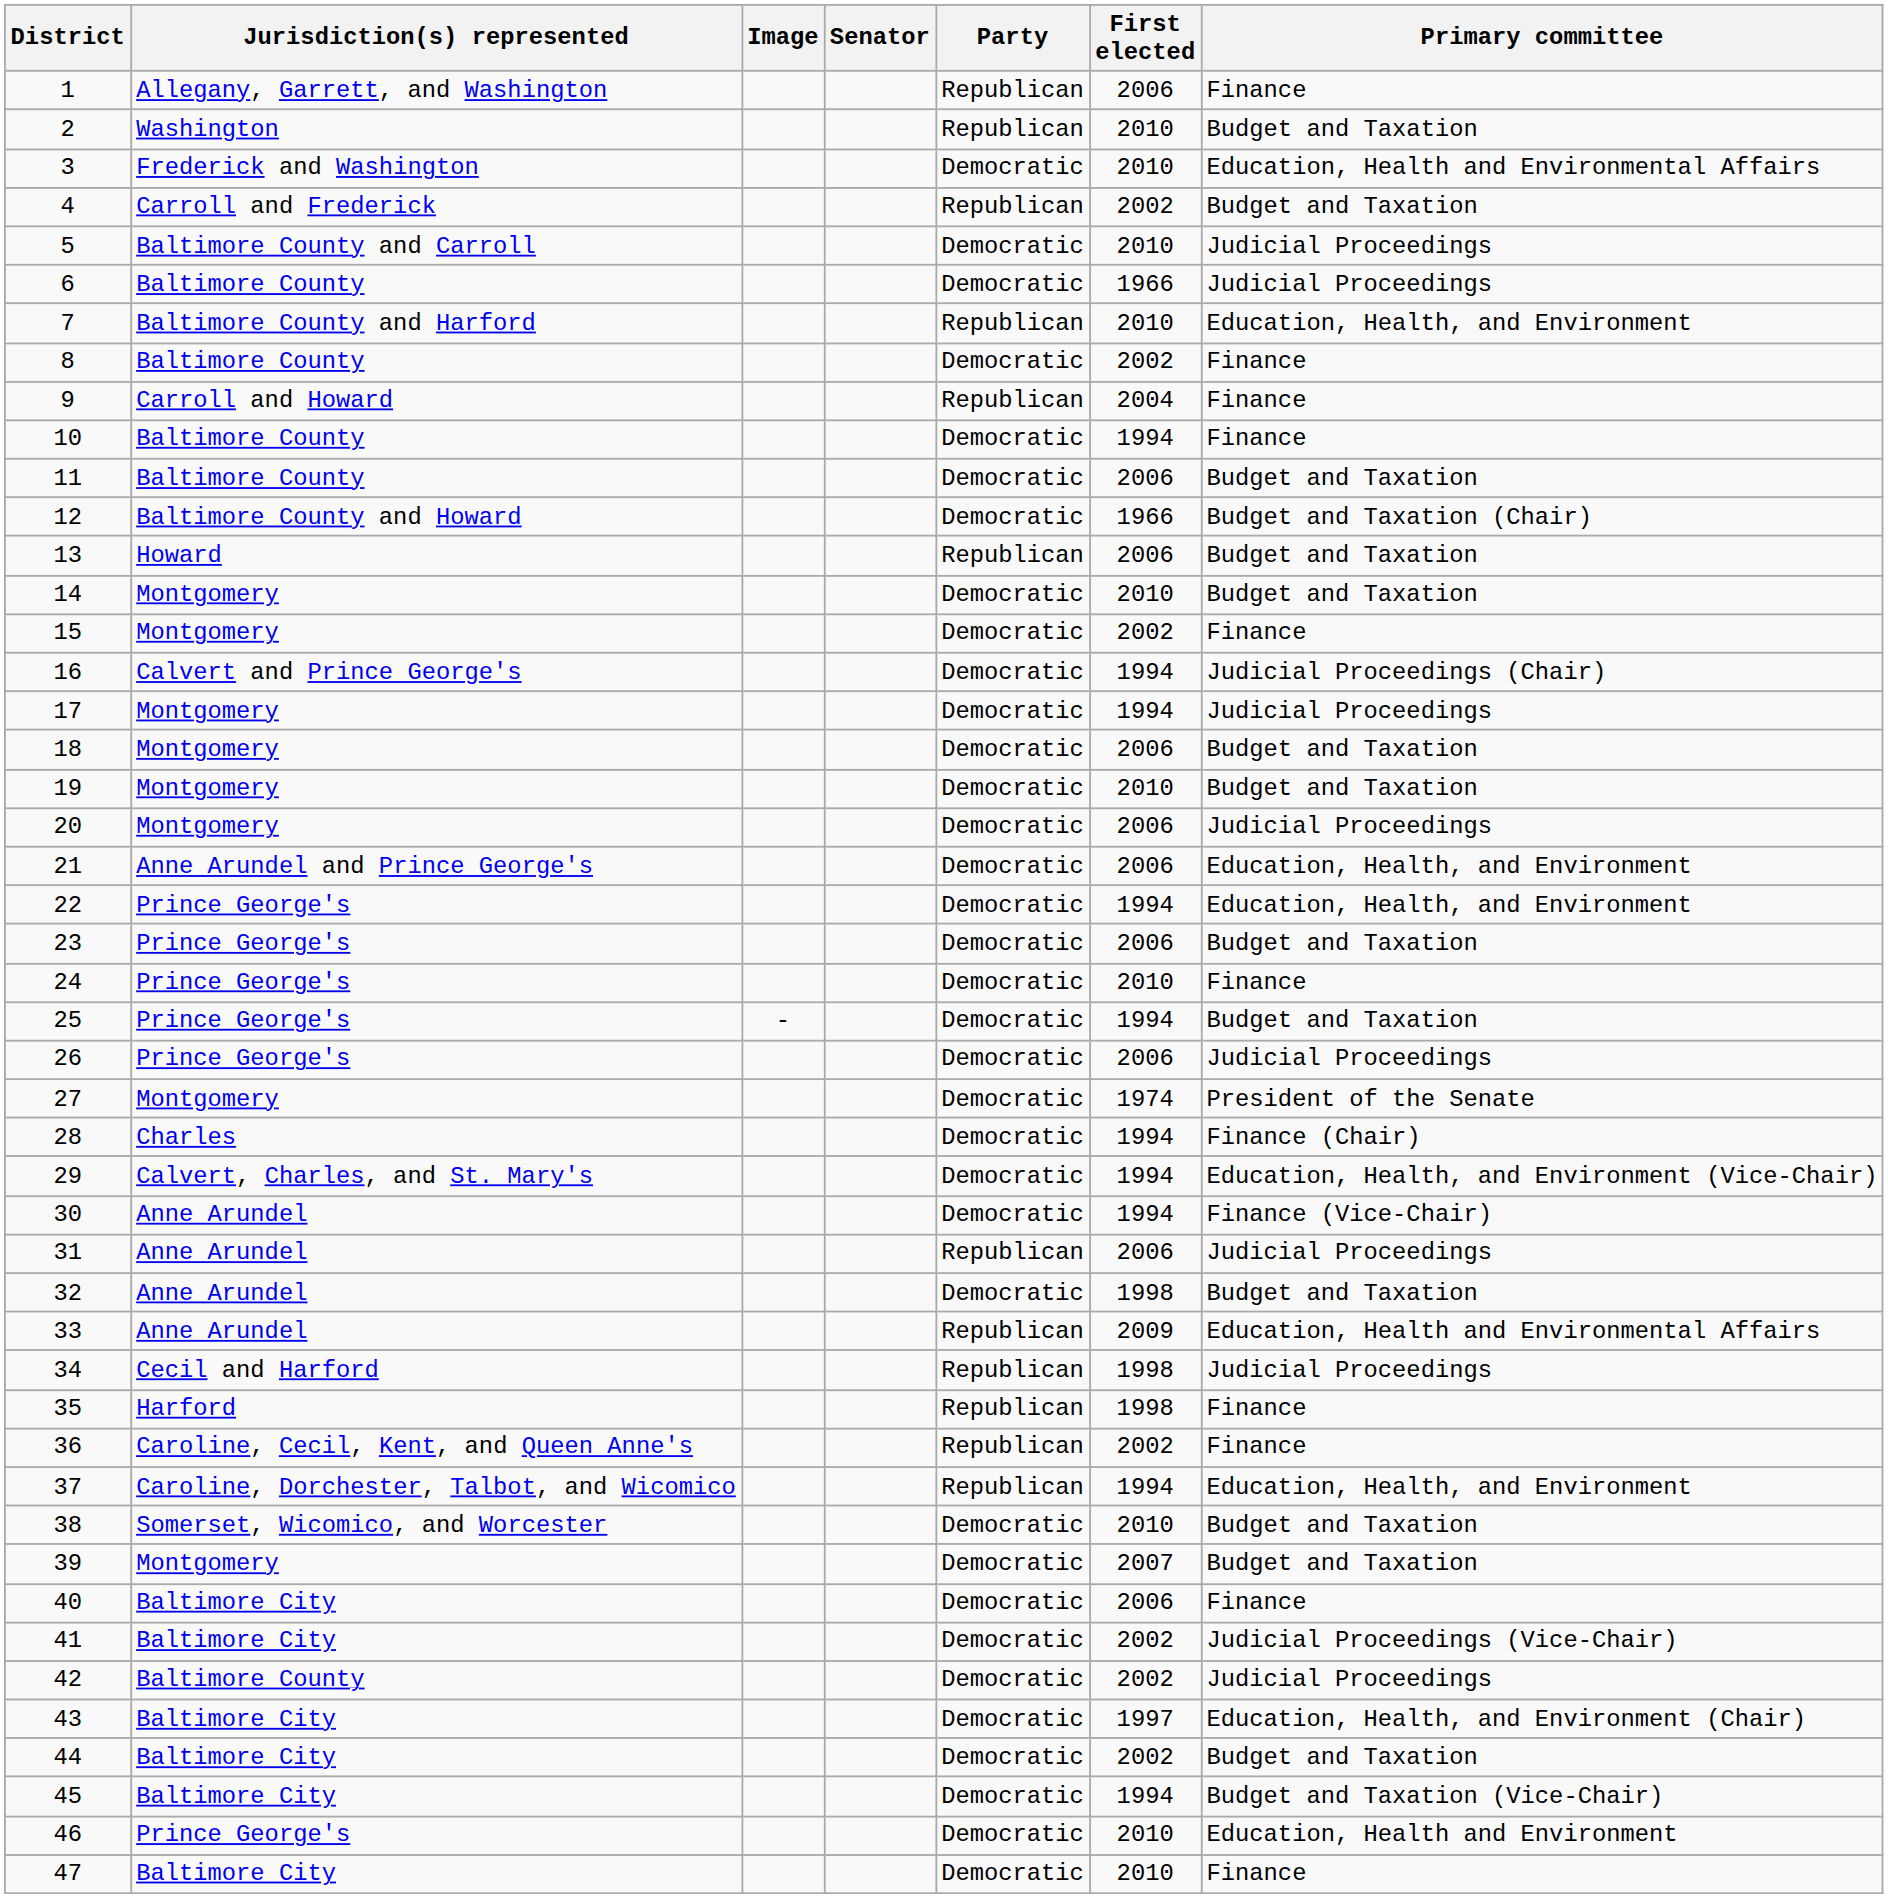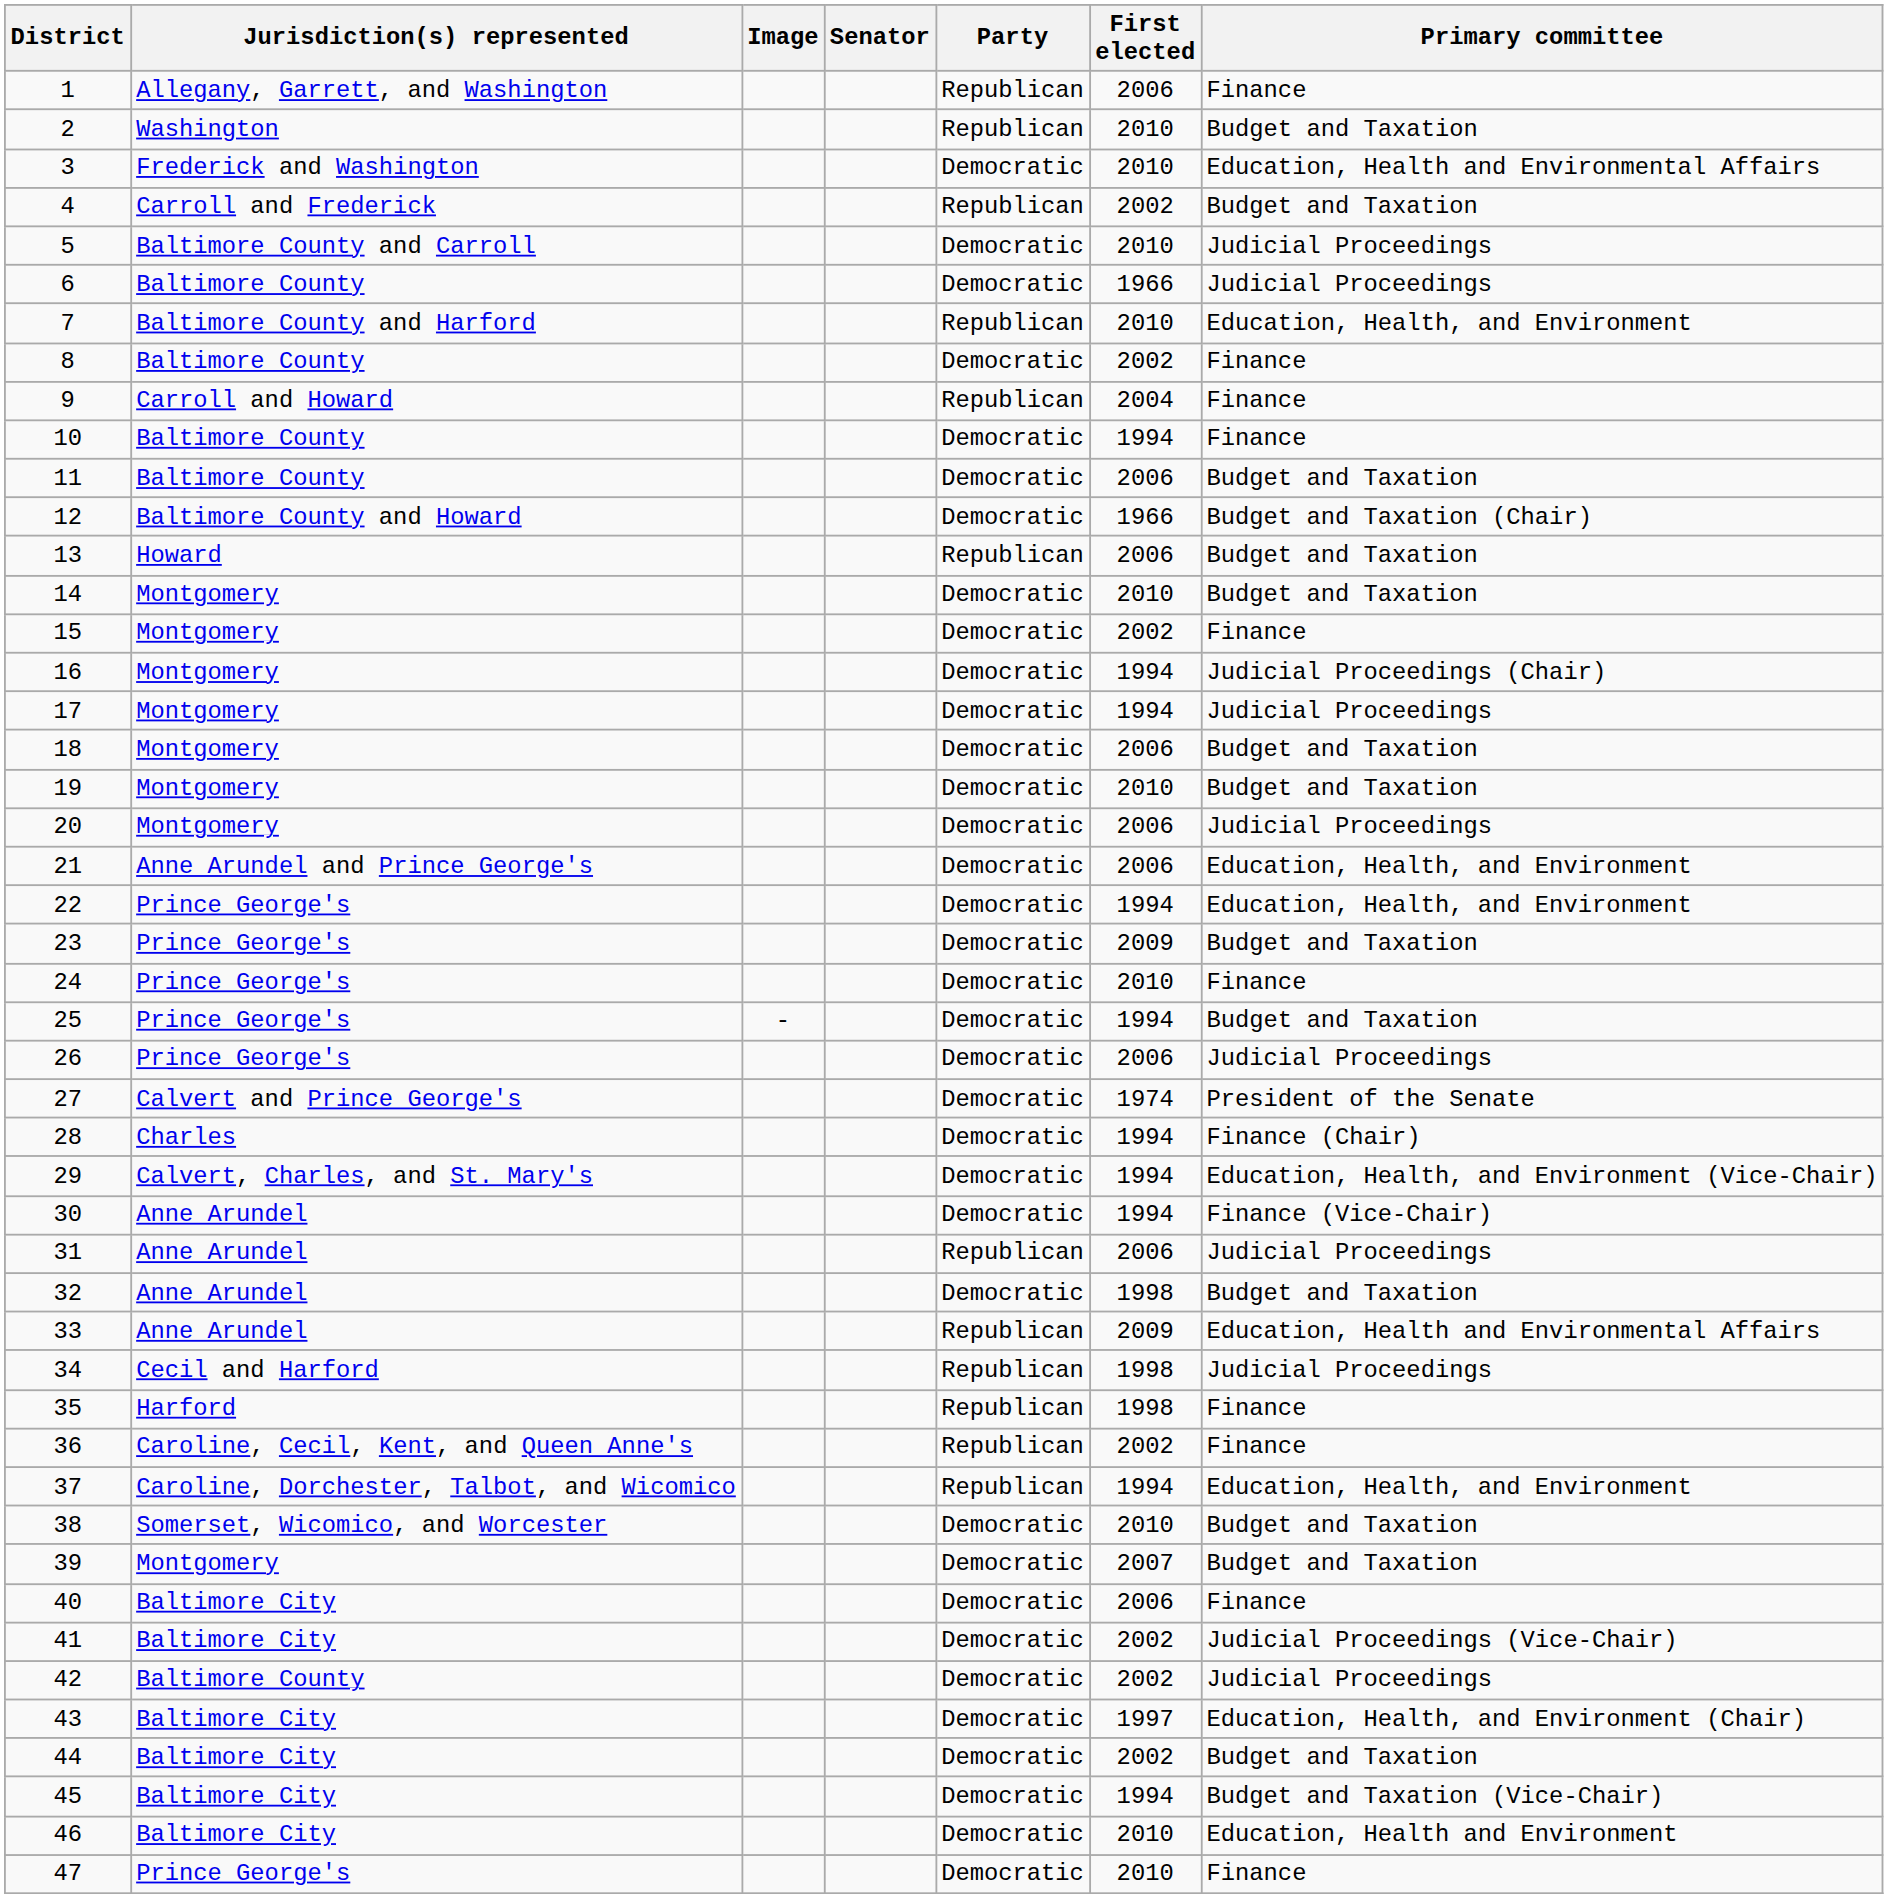(329, 672) Calvert and Prince George's -> (208, 672) Montgomery
(1145, 944) 2006 -> (1145, 944) 2009
(208, 1099) Montgomery -> (329, 1099) Calvert and Prince George's
(243, 1835) Prince George's -> (236, 1835) Baltimore City
(236, 1874) Baltimore City -> (243, 1874) Prince George's
